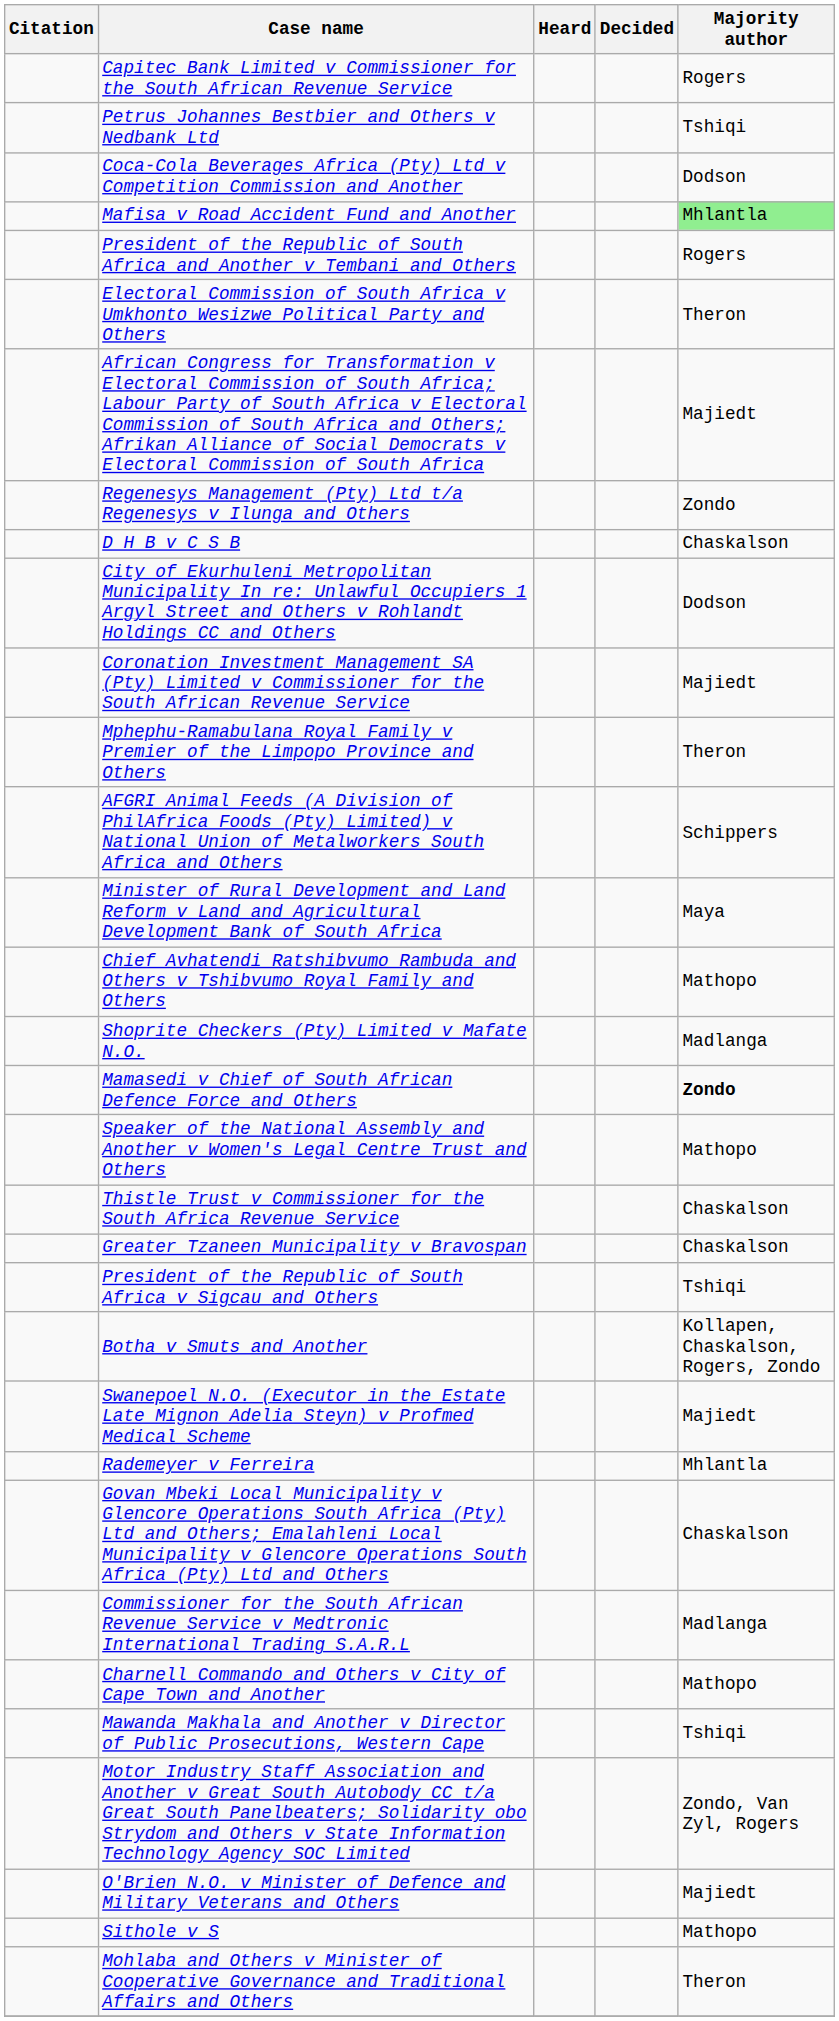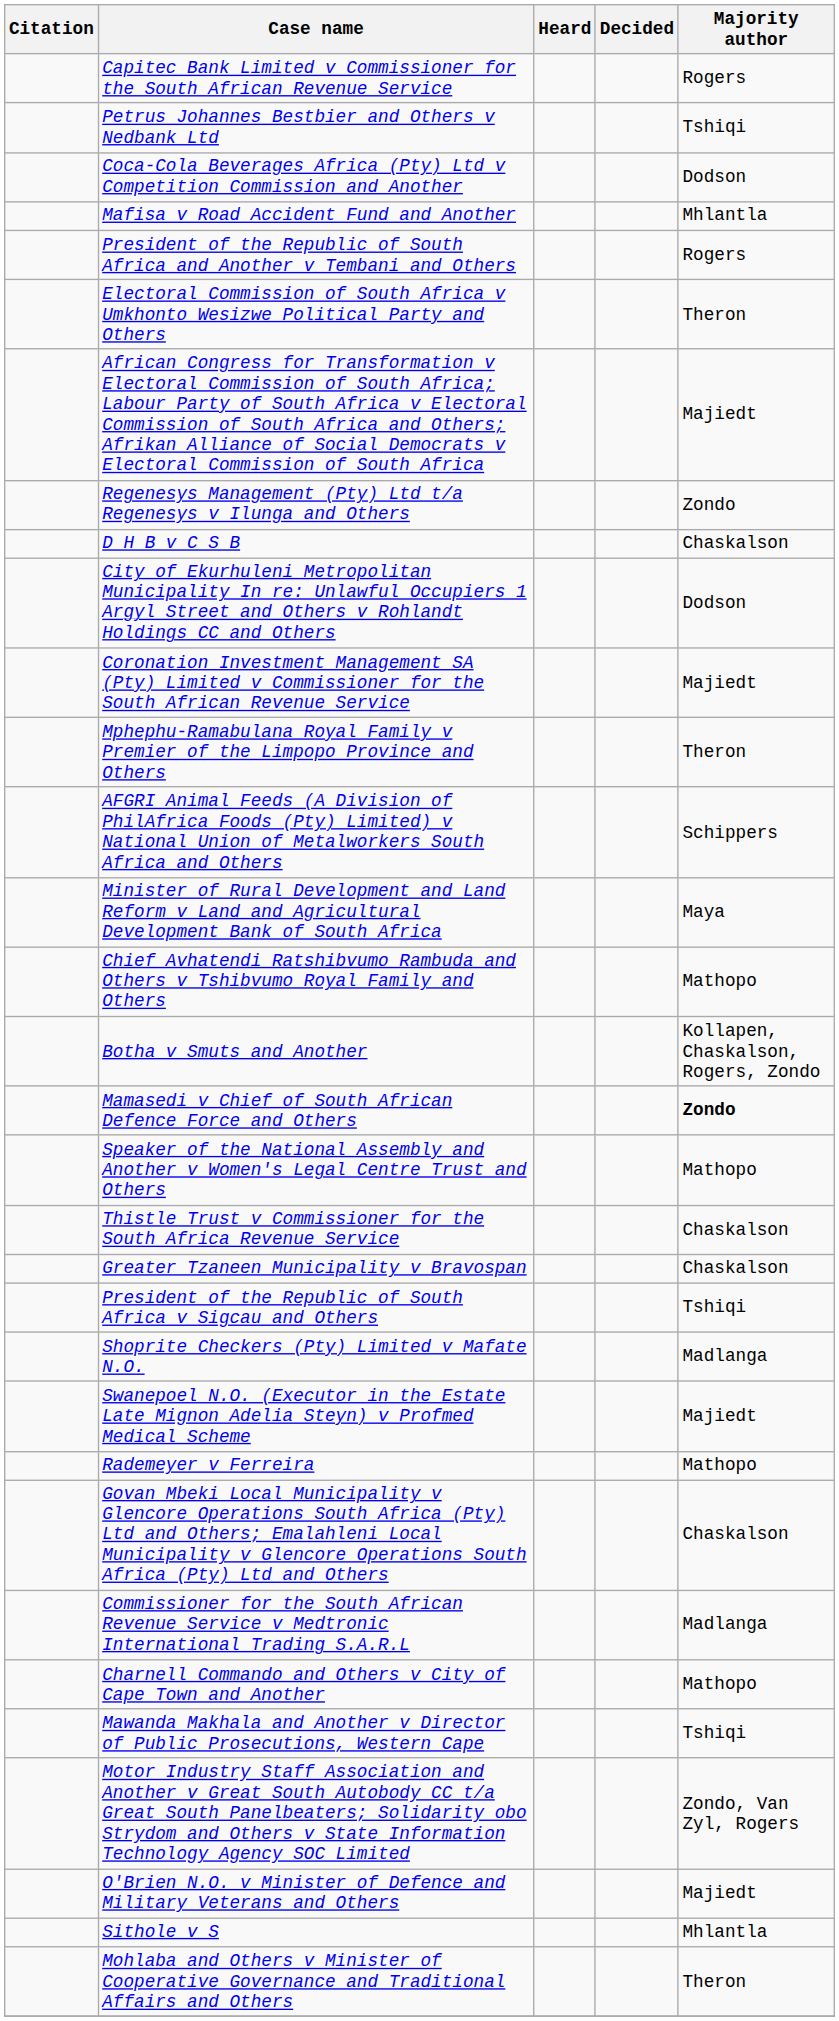(725, 216) lightgreen background -> (725, 216) no background
rows swapped: (314, 1041) <-> (235, 1347)
(725, 1465) Mhlantla -> (720, 1465) Mathopo
(720, 1932) Mathopo -> (725, 1932) Mhlantla
